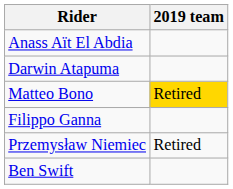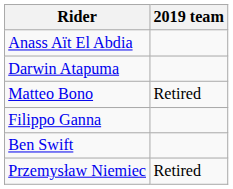(177, 94) gold background -> (177, 94) no background
rows swapped: (77, 145) <-> (41, 171)
